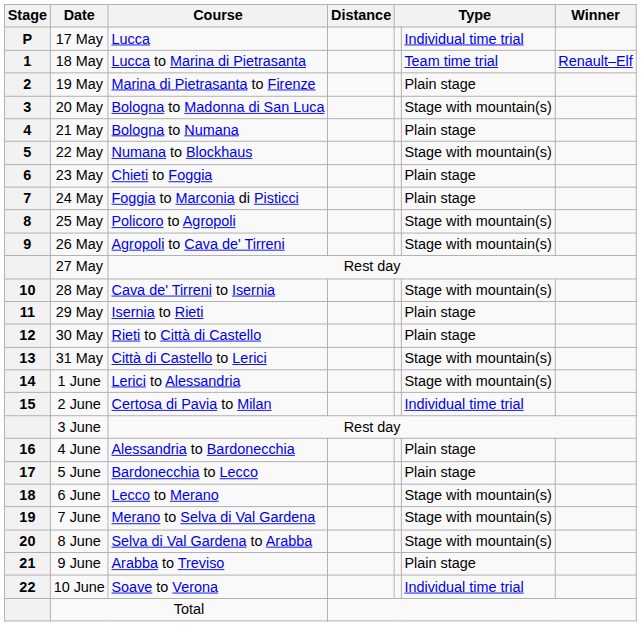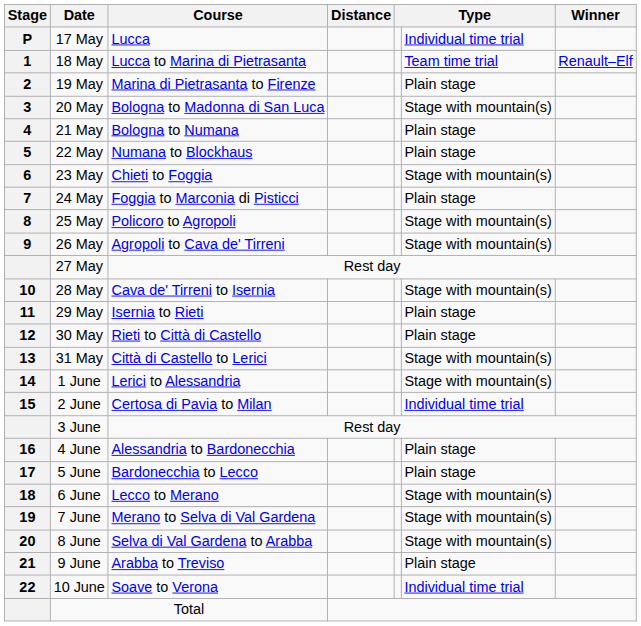(478, 152) Stage with mountain(s) -> (440, 152) Plain stage
(440, 175) Plain stage -> (478, 175) Stage with mountain(s)
